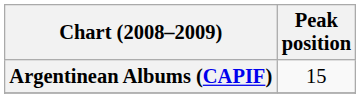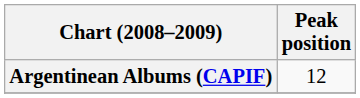(316, 76) 15 -> (316, 76) 12
